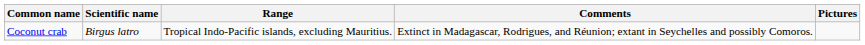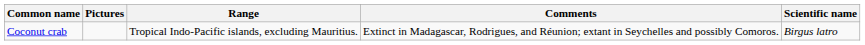columns swapped: (122, 13) <-> (838, 13)
